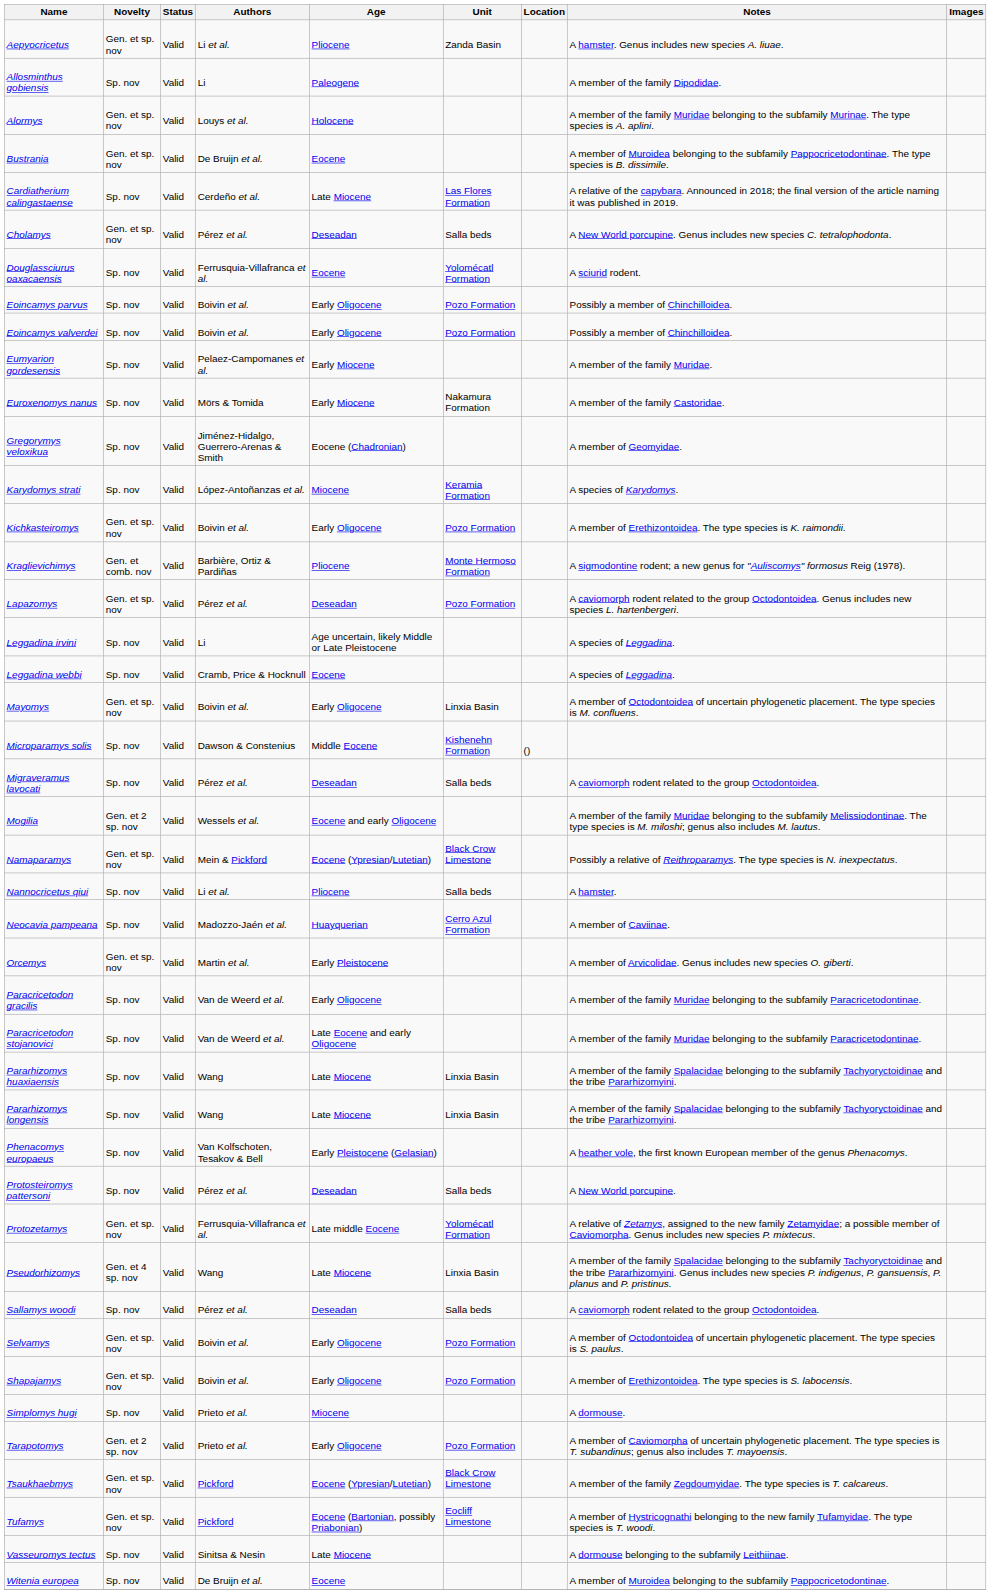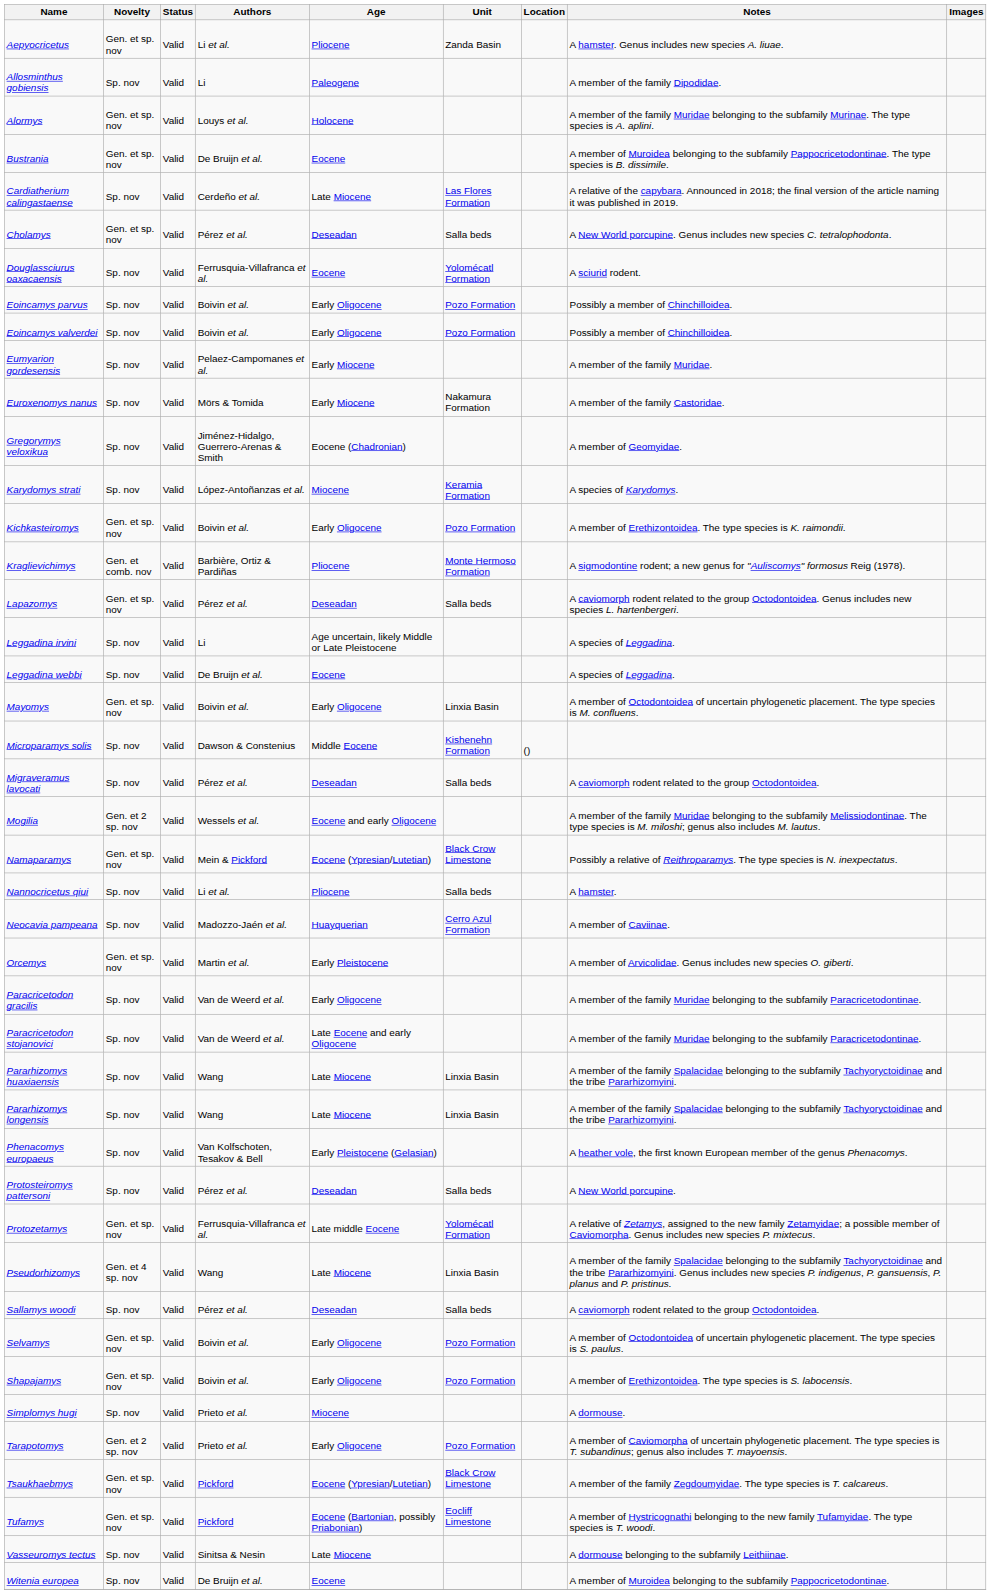(480, 604) Pozo Formation -> (468, 604) Salla beds
(252, 674) Cramb, Price & Hocknull -> (230, 674) De Bruijn et al.
